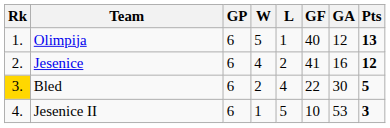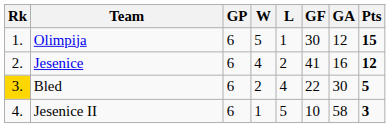(313, 39) 40 -> (313, 39) 30
(369, 39) 13 -> (369, 39) 15
(340, 110) 53 -> (340, 110) 58
